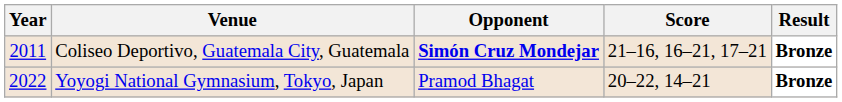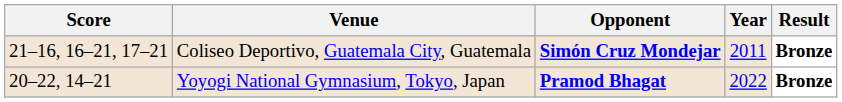columns swapped: (28, 20) <-> (687, 20)
(476, 82) normal -> (603, 82) bold
